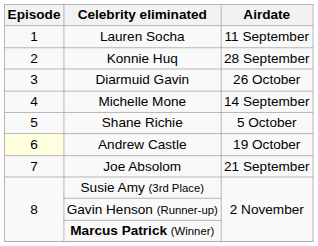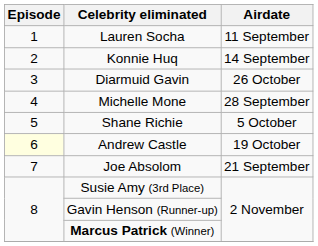(267, 58) 28 September -> (267, 58) 14 September
(267, 101) 14 September -> (267, 101) 28 September
